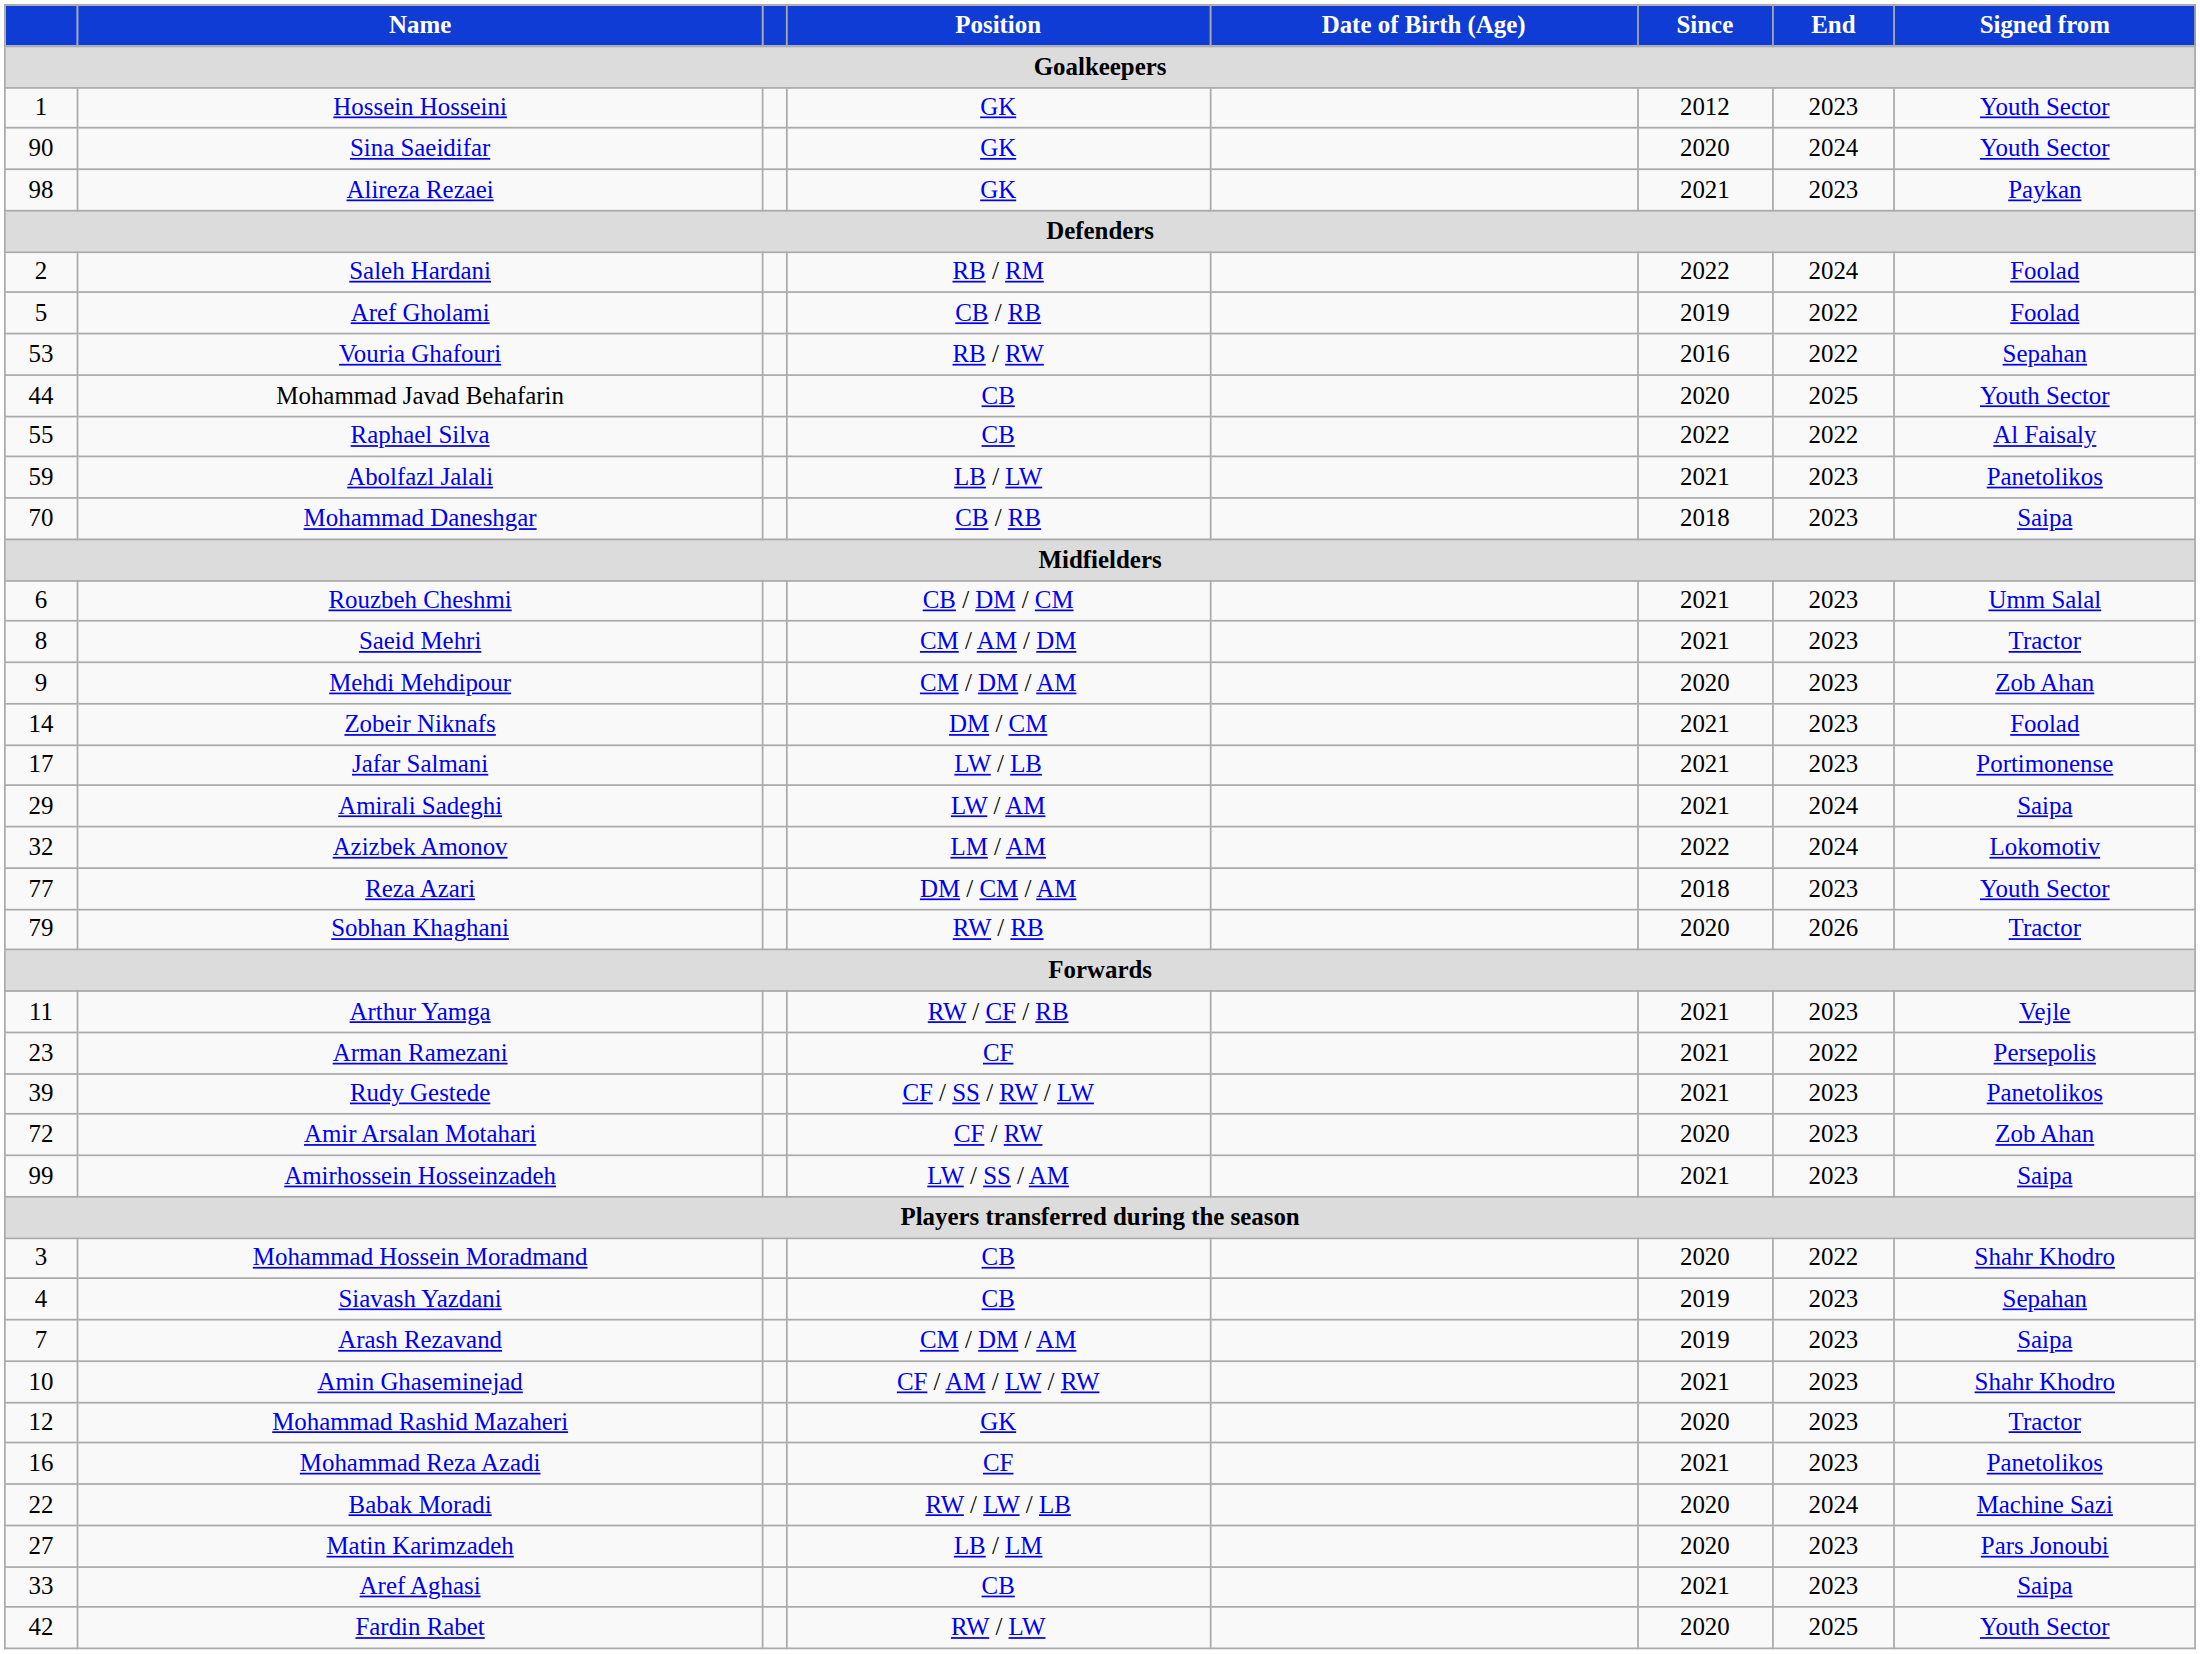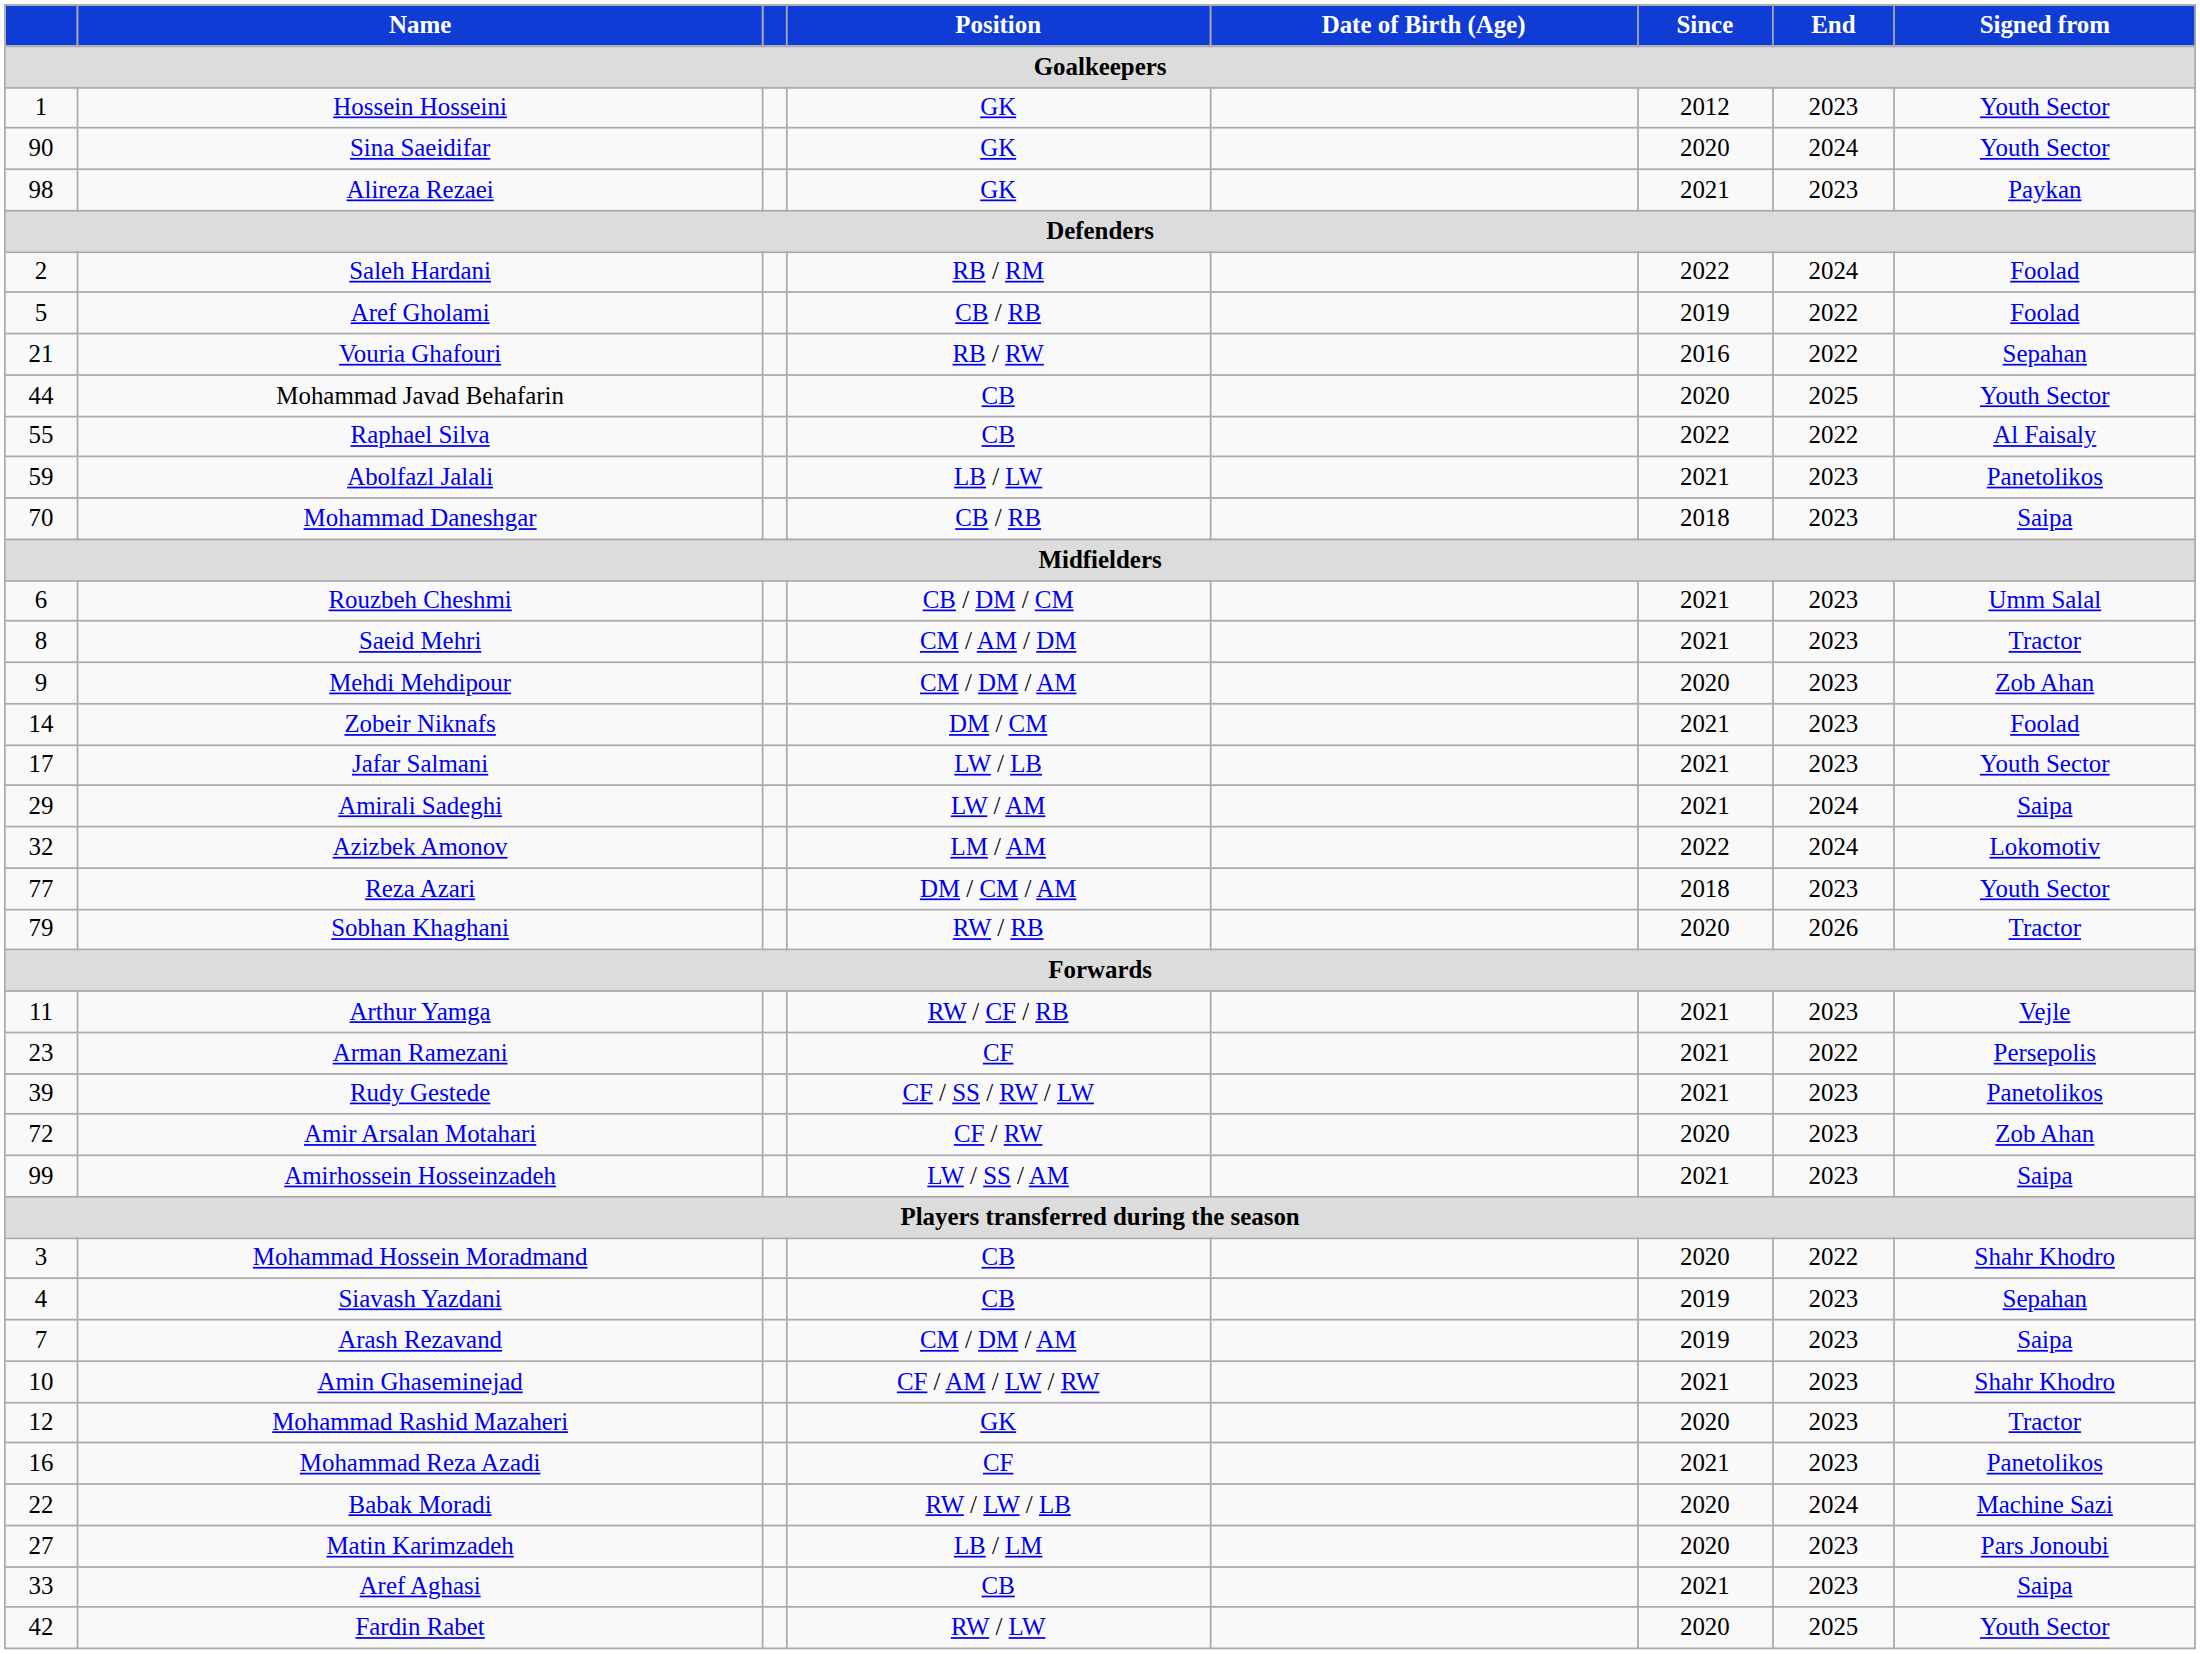(41, 354) 53 -> (41, 354) 21
(2045, 765) Portimonense -> (2045, 765) Youth Sector
